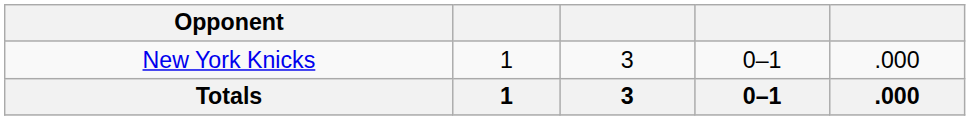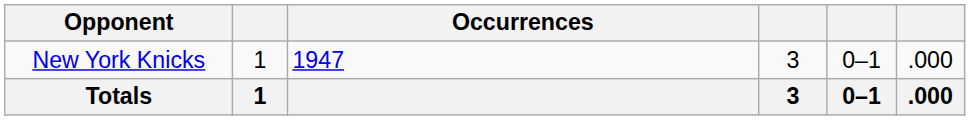+ column: (523, 22)
